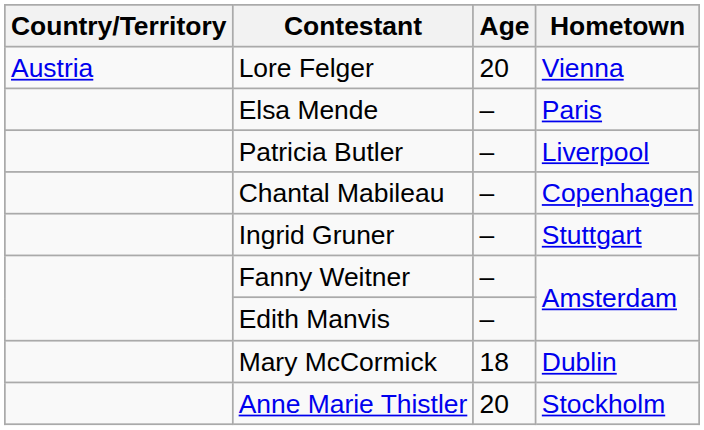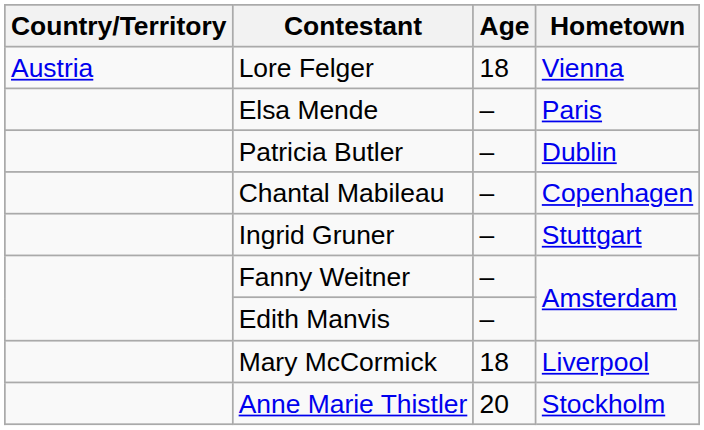(494, 68) 20 -> (494, 68) 18
(595, 152) Liverpool -> (579, 152) Dublin
(579, 361) Dublin -> (595, 361) Liverpool
